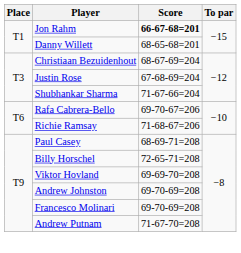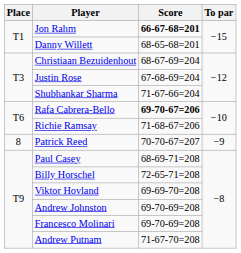(170, 110) normal -> (170, 110) bold
+ row: (61, 142)
